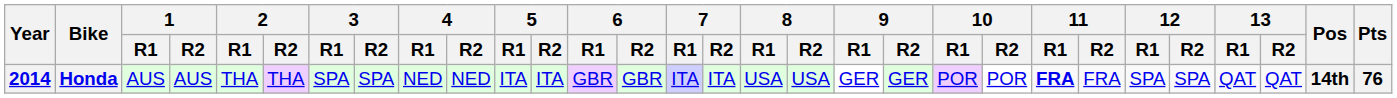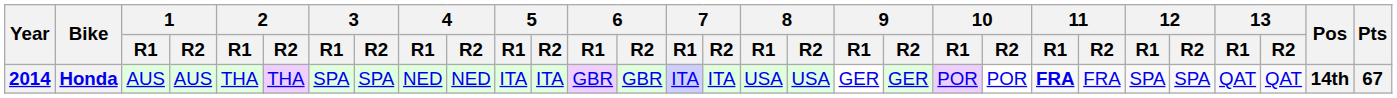(1373, 79) 76 -> (1373, 79) 67
